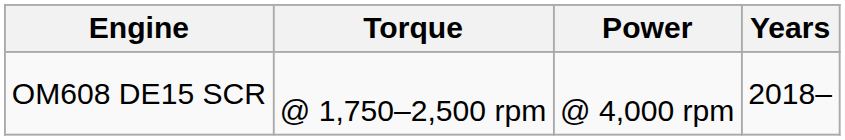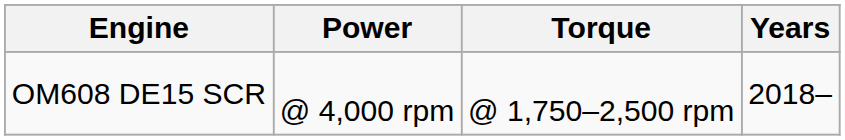columns swapped: (647, 28) <-> (413, 28)
